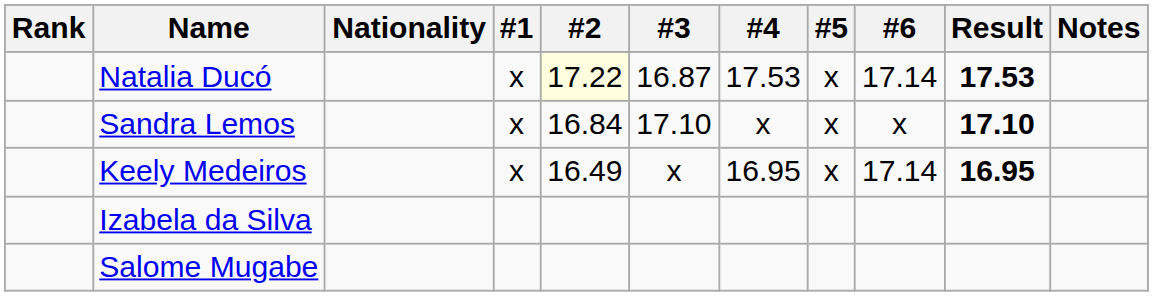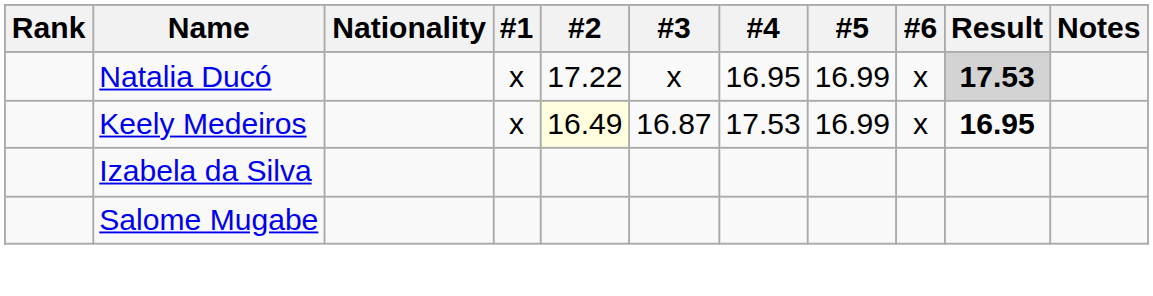(585, 76) lightyellow background -> (585, 76) no background
(674, 76) 16.87 -> (674, 76) x
(763, 76) 17.53 -> (763, 76) 16.95
(831, 76) x -> (852, 76) 16.99
(900, 76) 17.14 -> (920, 76) x
(997, 76) no background -> (997, 76) lightgrey background
- row: (197, 123)
(585, 171) no background -> (585, 123) lightyellow background
(674, 171) x -> (674, 123) 16.87
(763, 171) 16.95 -> (763, 123) 17.53
(831, 171) x -> (852, 123) 16.99
(900, 171) 17.14 -> (920, 123) x
